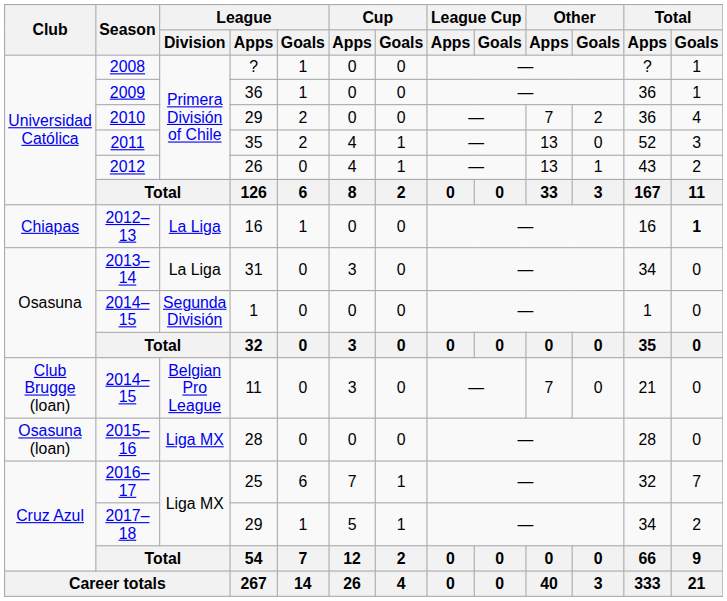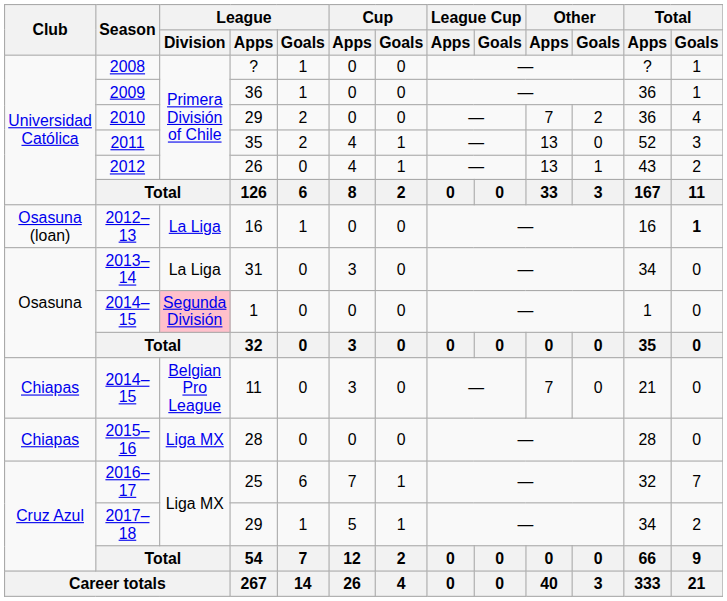(50, 226) Chiapas -> (50, 226) Osasuna (loan)
(195, 312) no background -> (195, 312) pink background
(50, 388) Club Brugge (loan) -> (50, 388) Chiapas
(50, 440) Osasuna (loan) -> (50, 440) Chiapas
